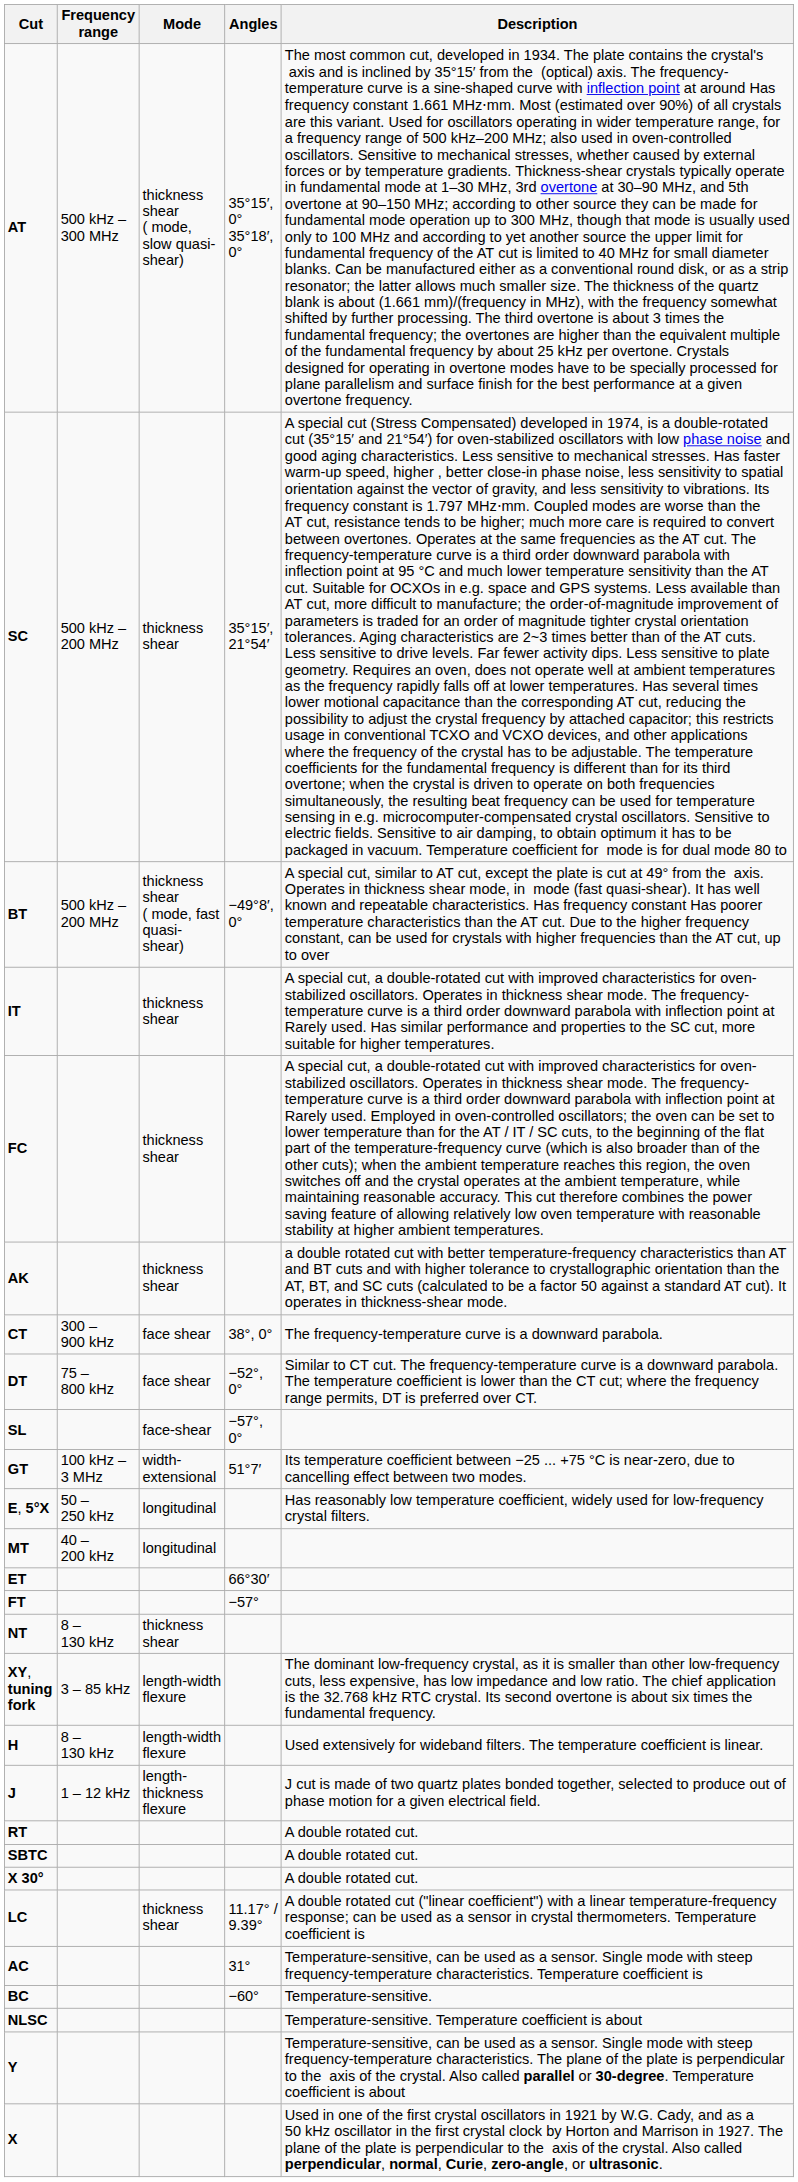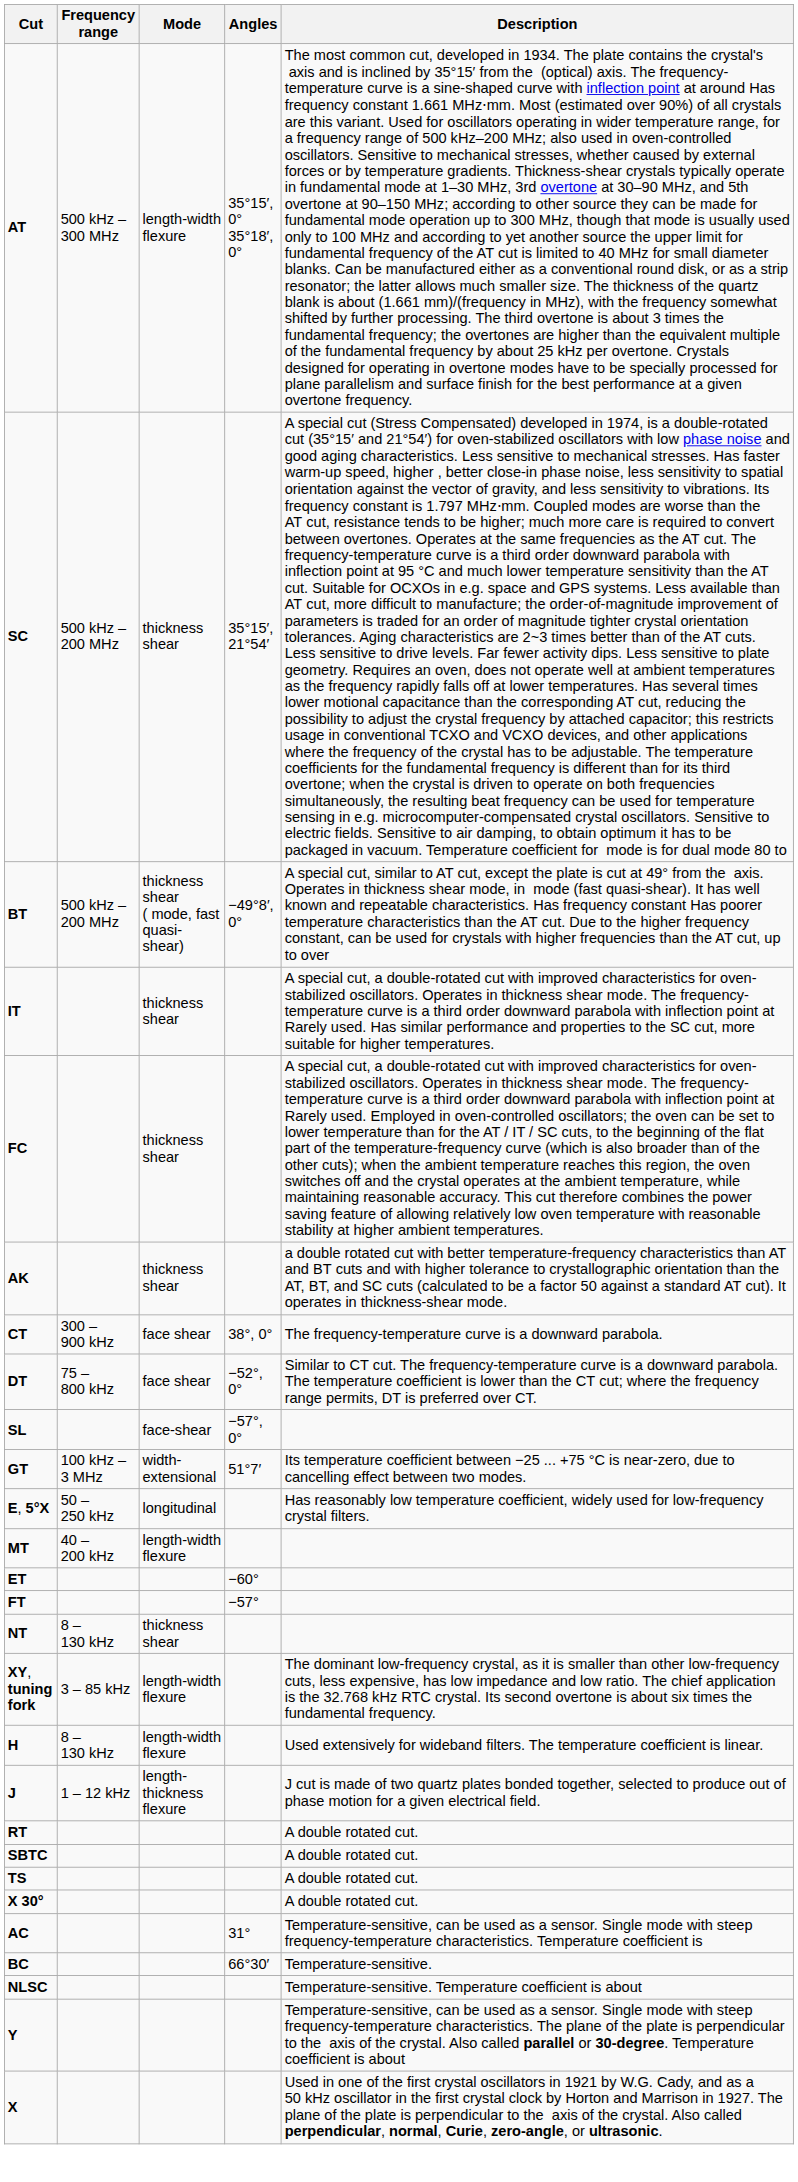(179, 227) thickness shear ( mode, slow quasi-shear) -> (182, 227) length-width flexure
(179, 1548) longitudinal -> (182, 1548) length-width flexure
(249, 1579) 66°30′ -> (244, 1579) −60°
+ row: (17, 1878)
- row: (18, 1918)
(244, 1997) −60° -> (249, 1964) 66°30′
